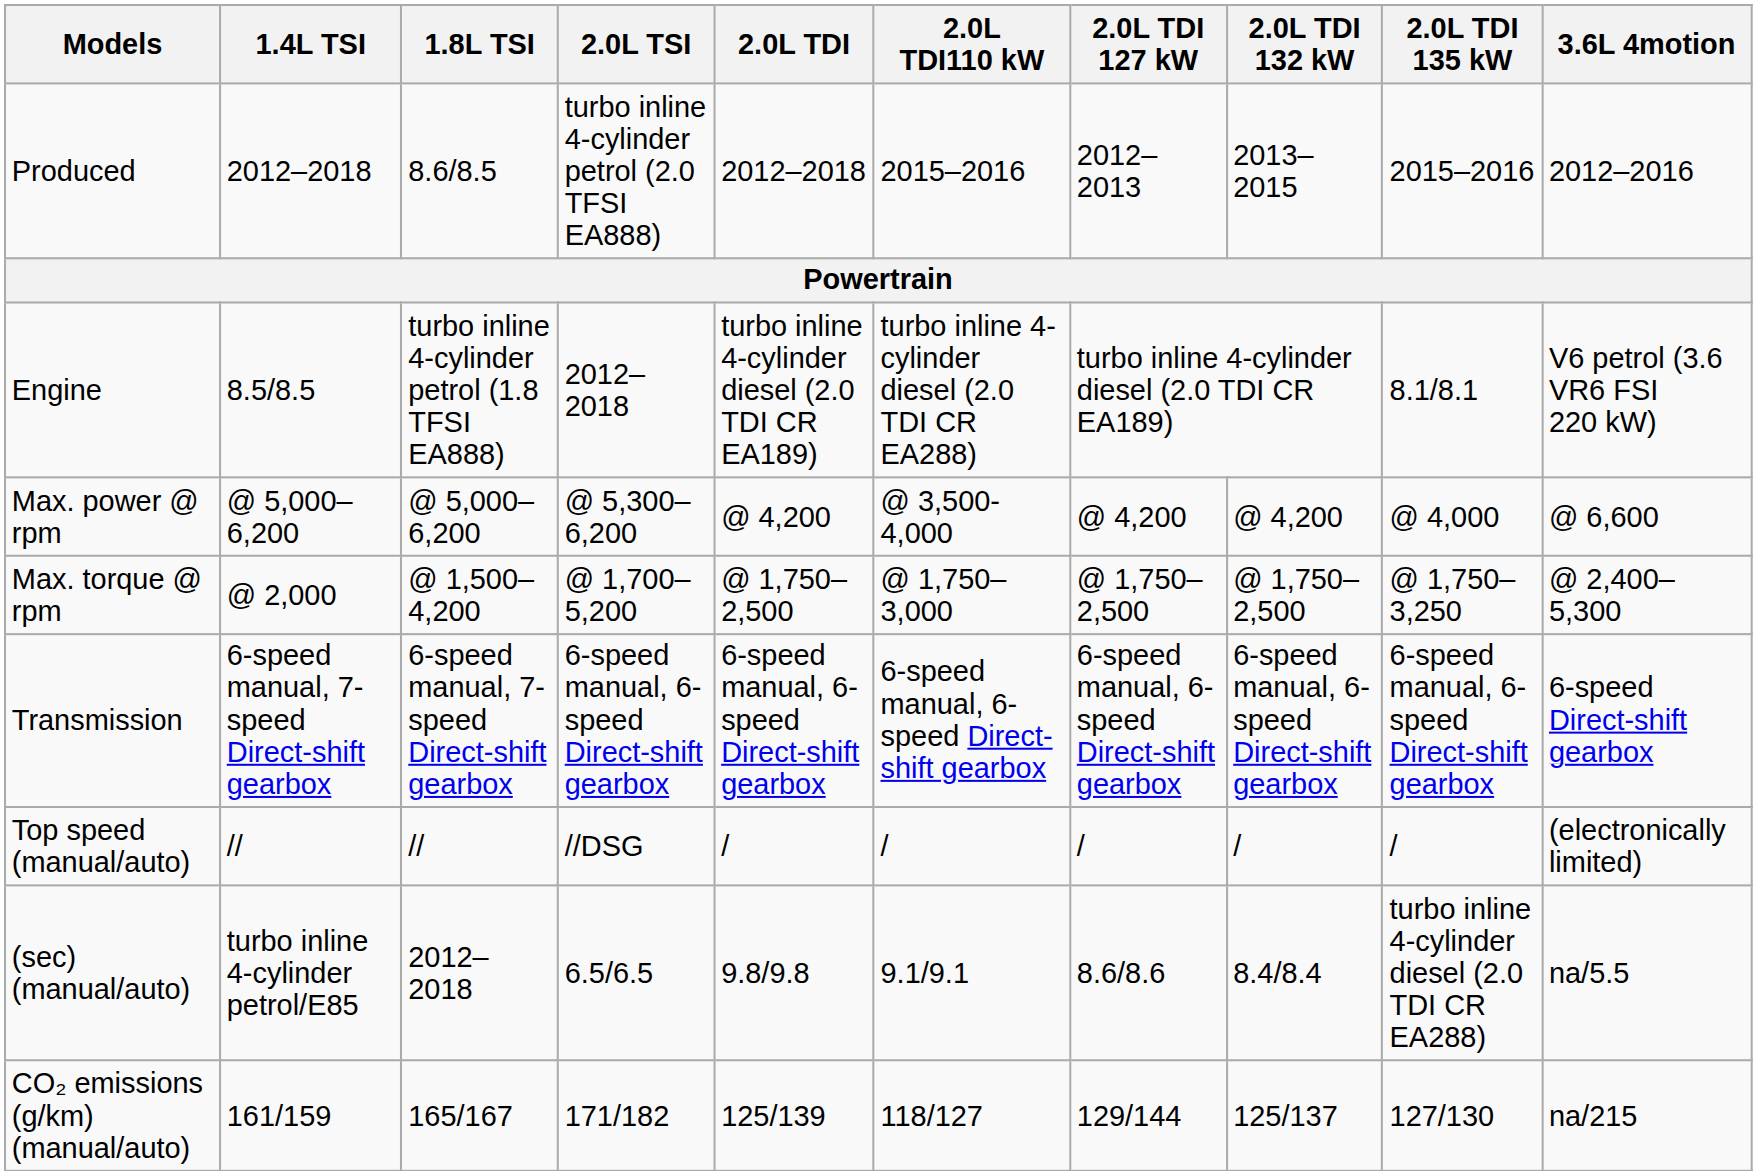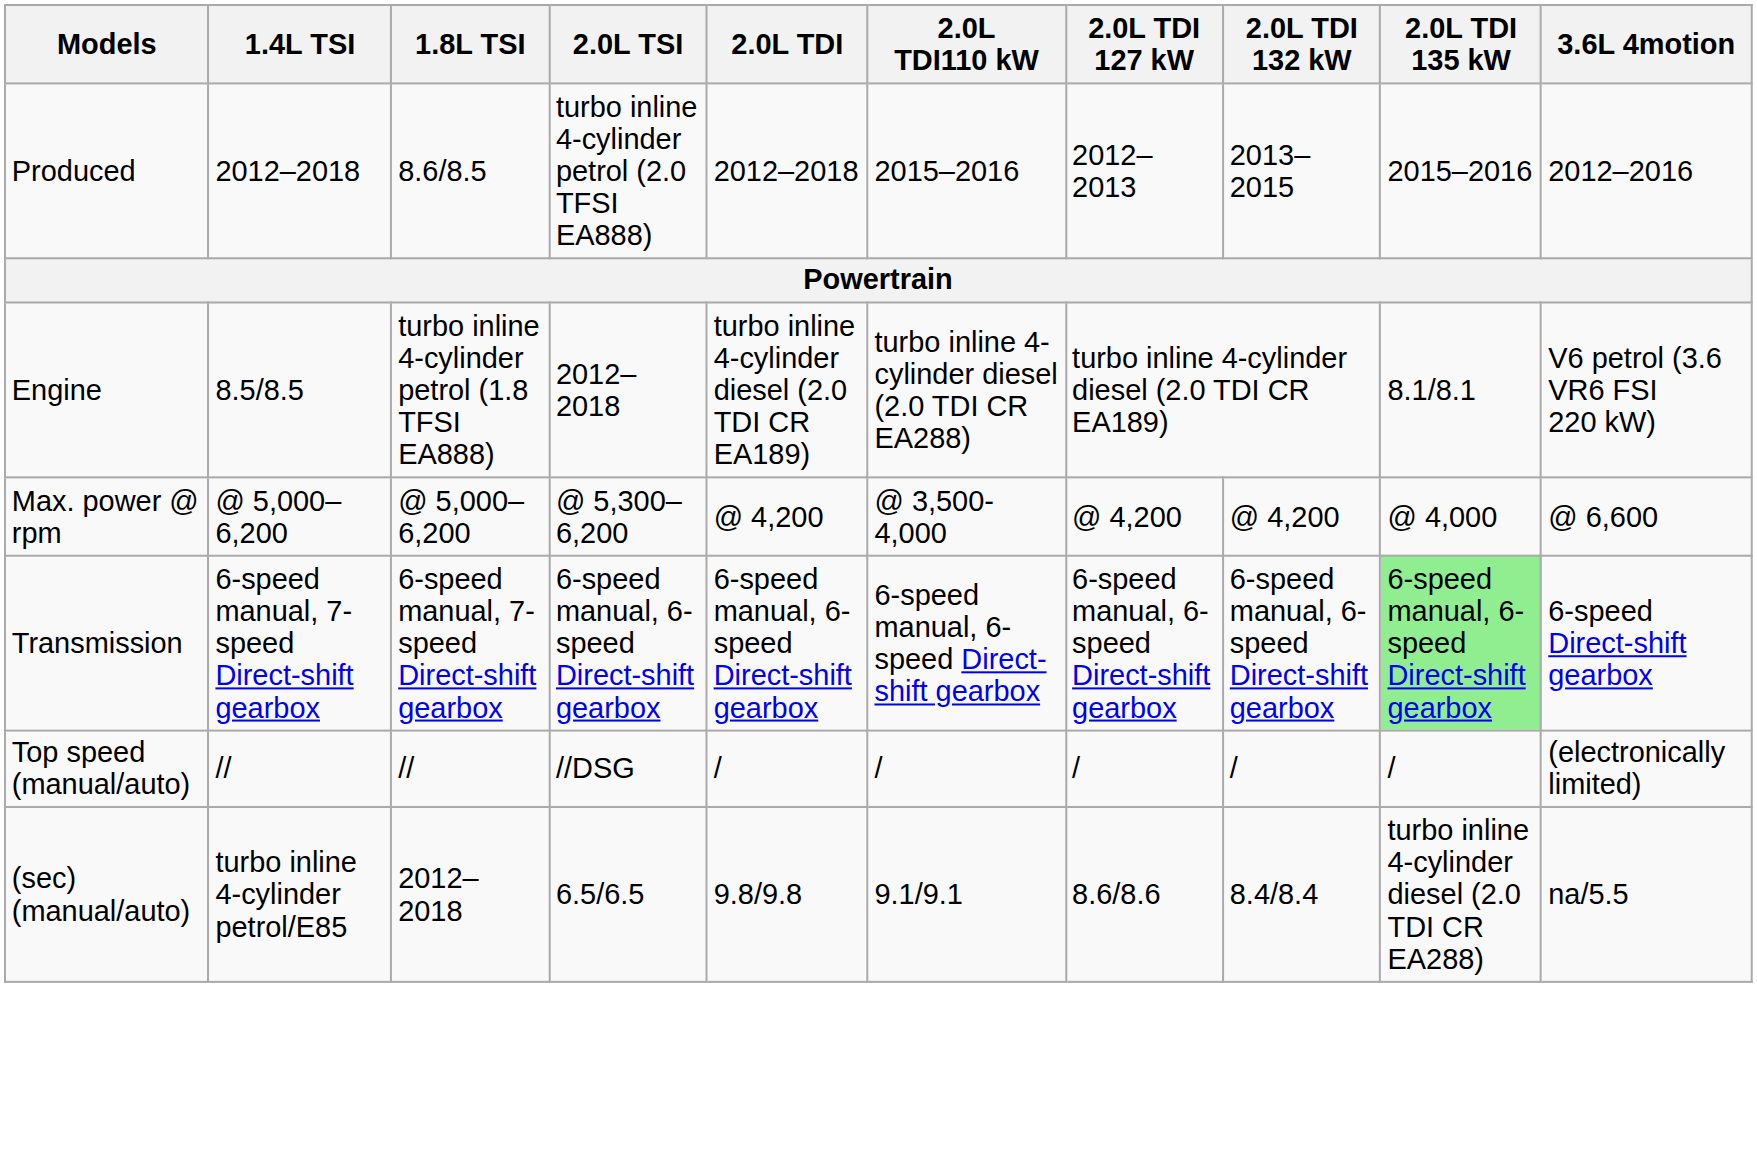- row: (107, 595)
(1459, 721) no background -> (1457, 643) lightgreen background
- row: (107, 1115)
